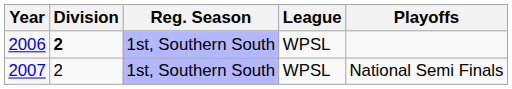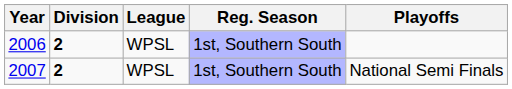columns swapped: (312, 17) <-> (201, 17)
(58, 71) normal -> (58, 71) bold
